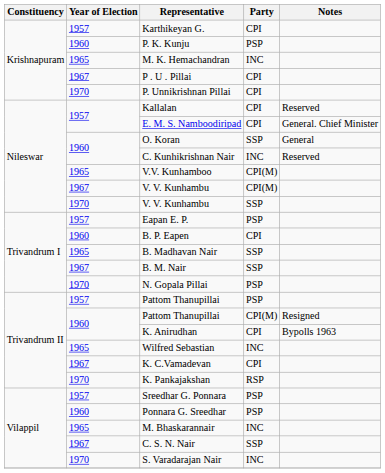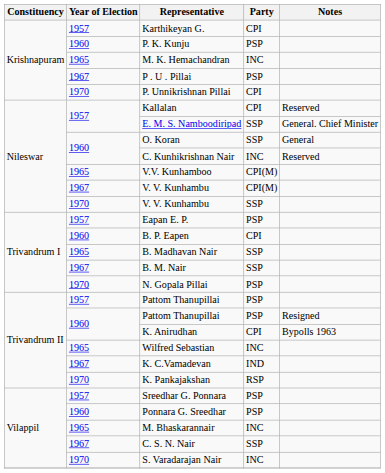(254, 76) CPI -> (254, 76) PSP
(254, 124) CPI -> (254, 124) SSP
(262, 316) CPI(M) -> (254, 316) PSP
(254, 364) CPI -> (255, 364) IND
